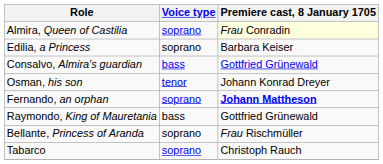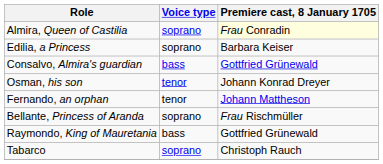(182, 99) soprano -> (174, 99) tenor
(269, 99) bold -> (265, 99) normal
rows swapped: (82, 116) <-> (75, 133)
